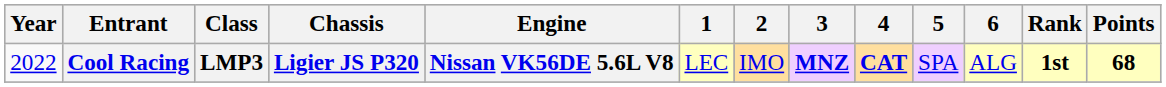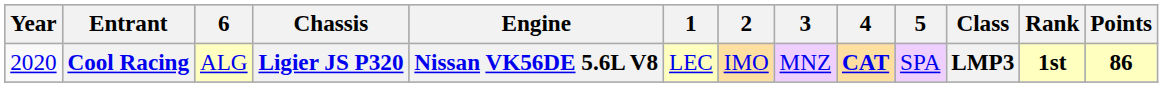columns swapped: (232, 24) <-> (993, 24)
(33, 62) 2022 -> (33, 62) 2020
(822, 62) bold -> (805, 62) normal
(1124, 62) 68 -> (1121, 62) 86
